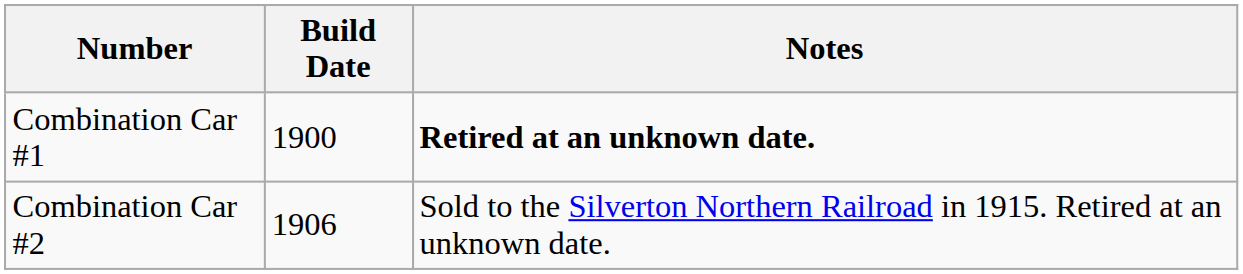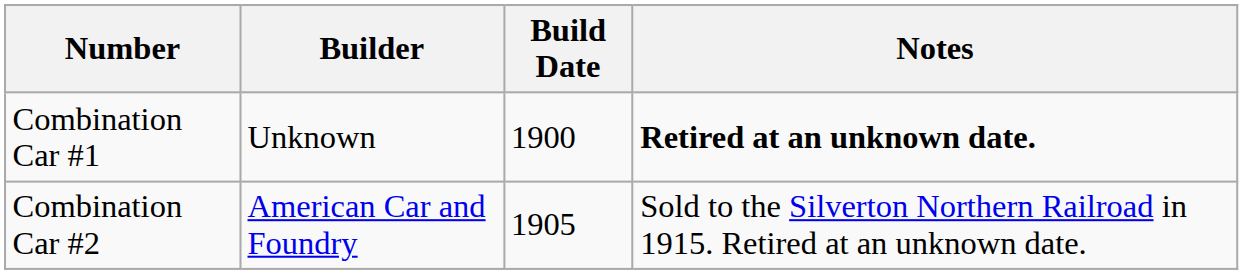+ column: (372, 48)
(304, 224) 1906 -> (543, 224) 1905
